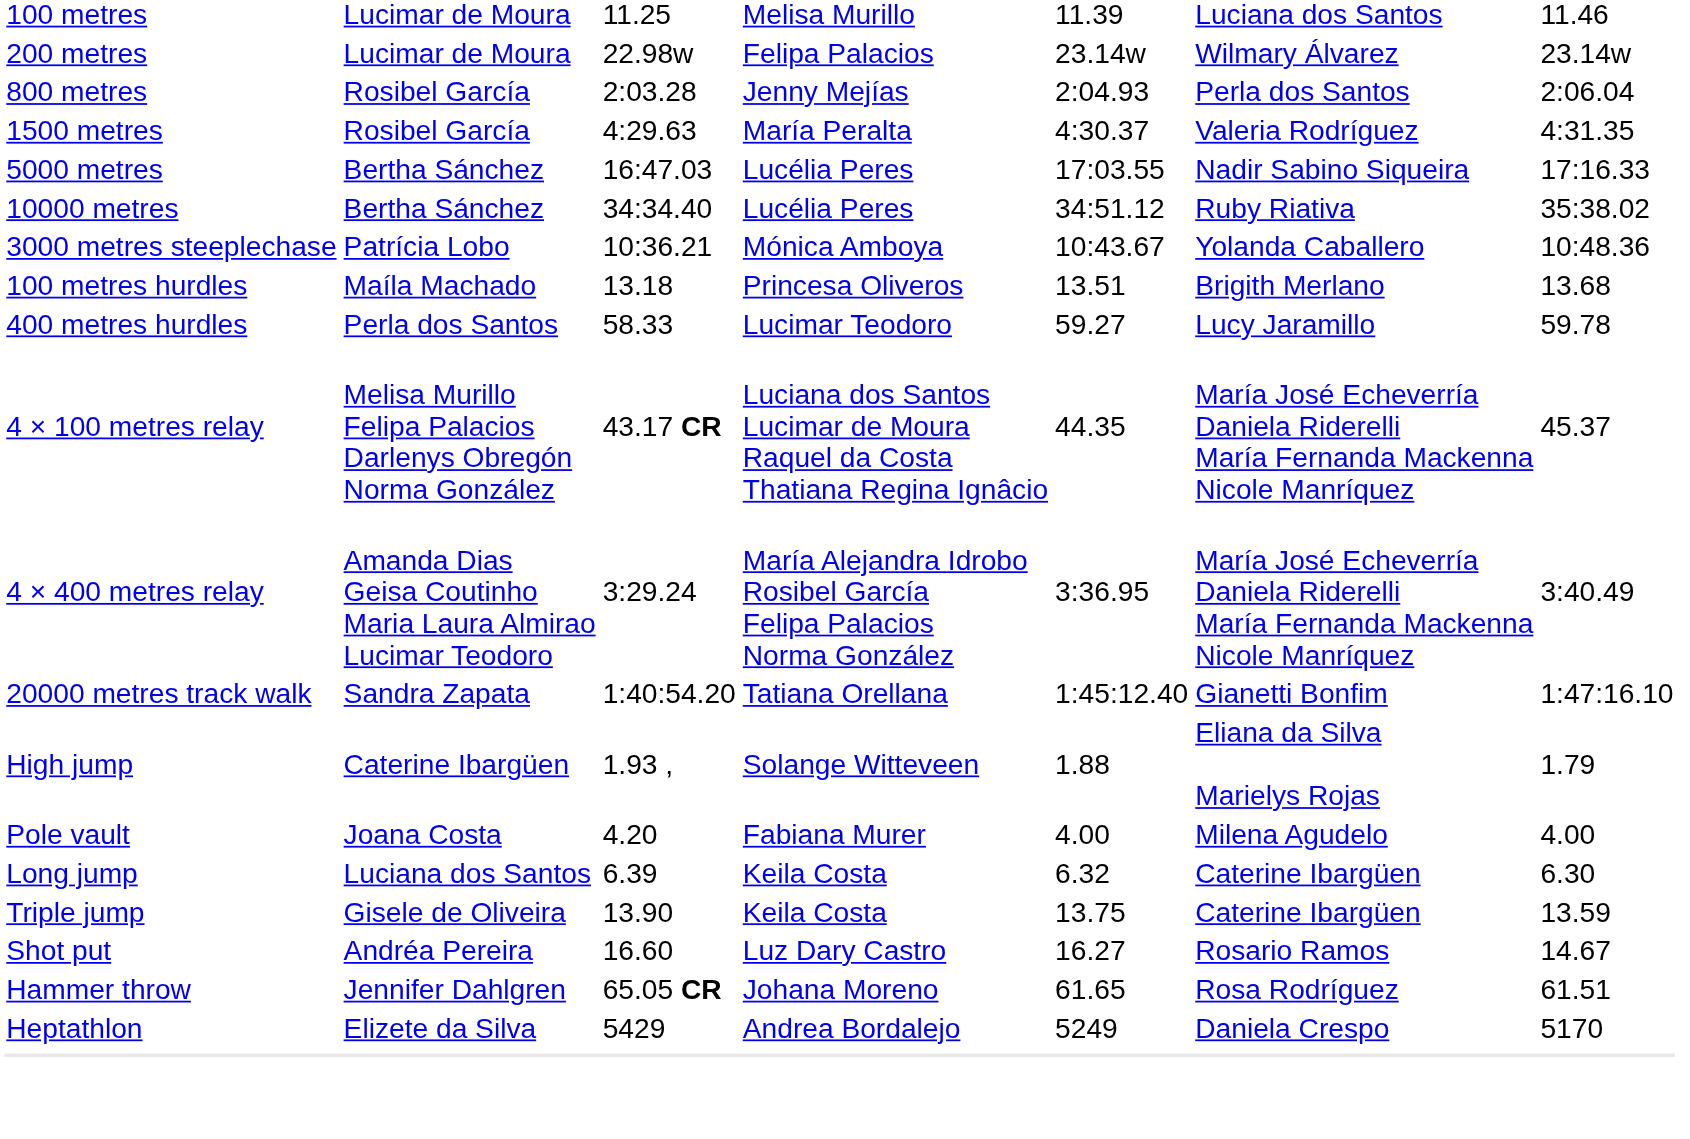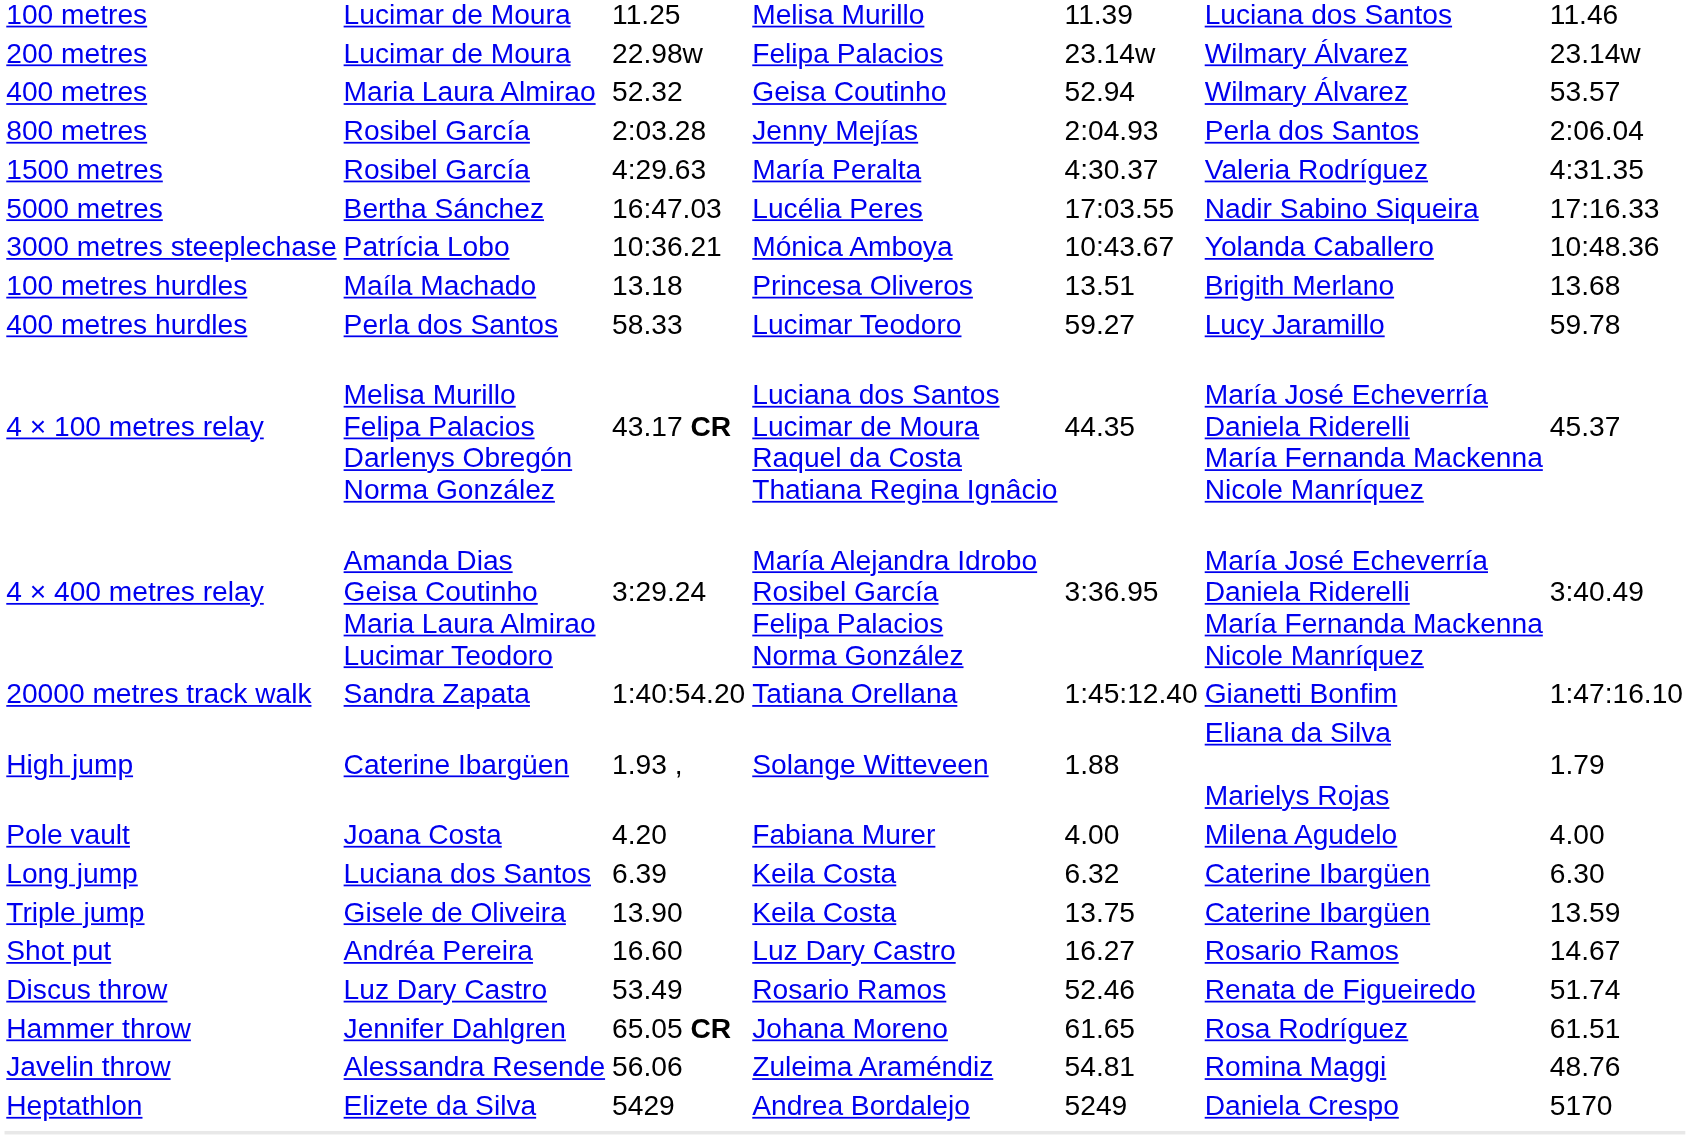+ row: (77, 92)
- row: (92, 208)
+ row: (87, 989)
+ row: (88, 1067)
